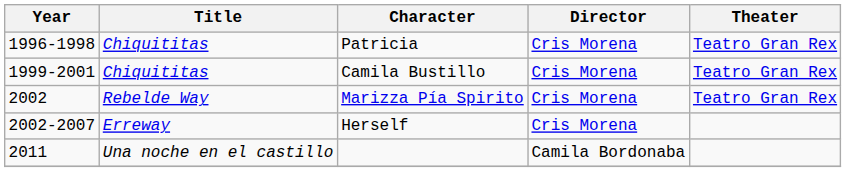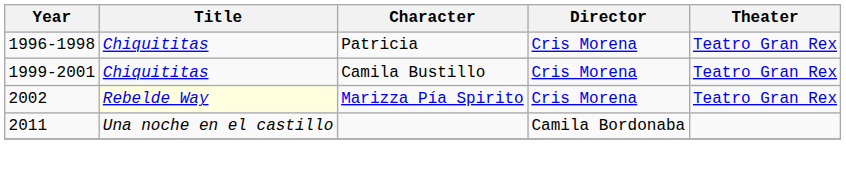(156, 99) no background -> (156, 99) lightyellow background
- row: (52, 126)
